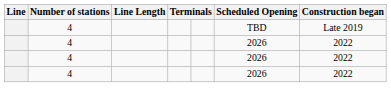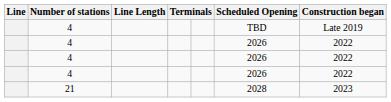+ row: (16, 89)
